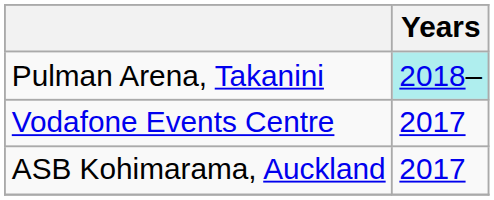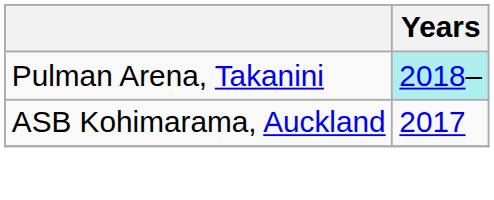- row: (173, 122)
